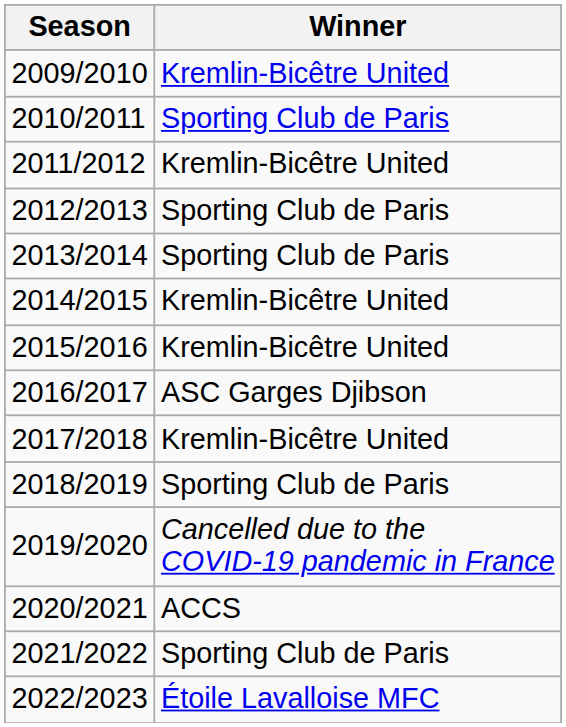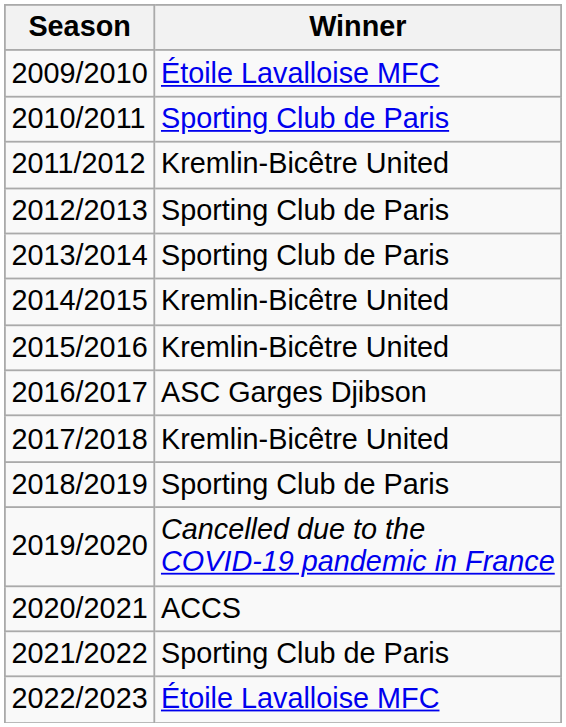(305, 73) Kremlin-Bicêtre United -> (300, 73) Étoile Lavalloise MFC
